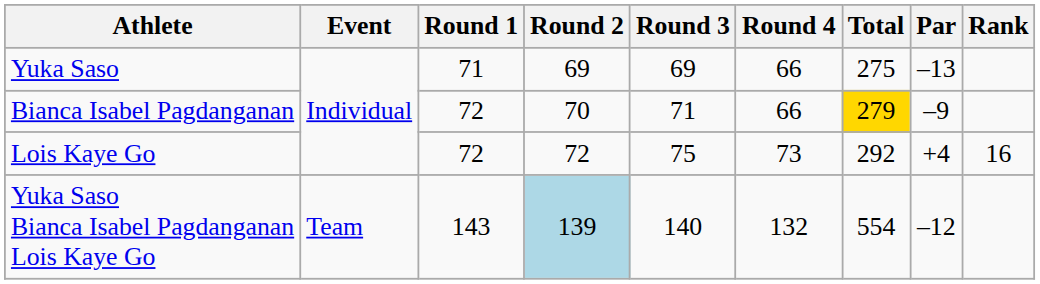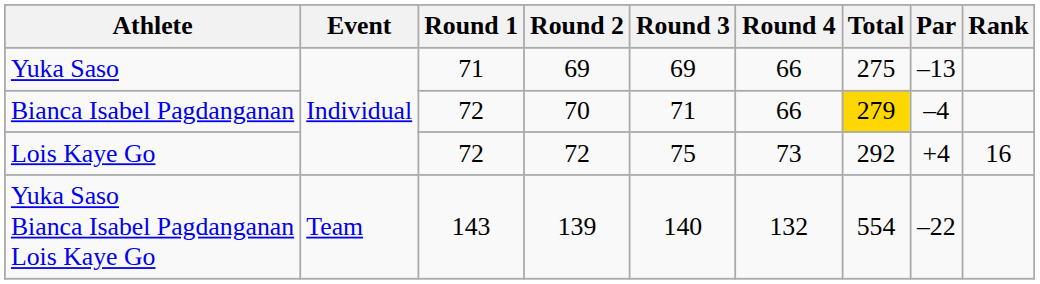(936, 111) –9 -> (936, 111) –4
(577, 226) lightblue background -> (577, 226) no background
(936, 226) –12 -> (936, 226) –22
